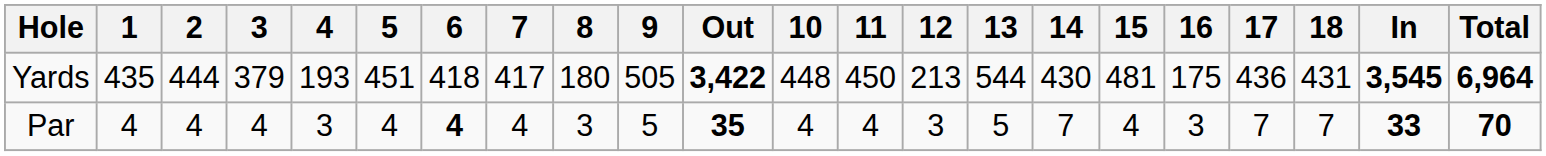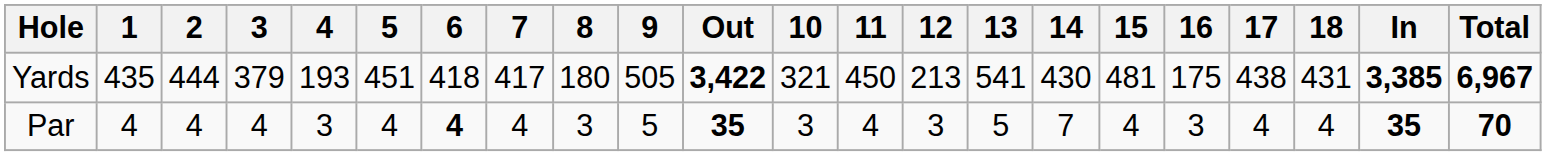(806, 77) 448 -> (806, 77) 321
(1001, 77) 544 -> (1001, 77) 541
(1261, 77) 436 -> (1261, 77) 438
(1404, 77) 3,545 -> (1404, 77) 3,385
(1495, 77) 6,964 -> (1495, 77) 6,967
(806, 125) 4 -> (806, 125) 3
(1261, 125) 7 -> (1261, 125) 4
(1326, 125) 7 -> (1326, 125) 4
(1404, 125) 33 -> (1404, 125) 35
